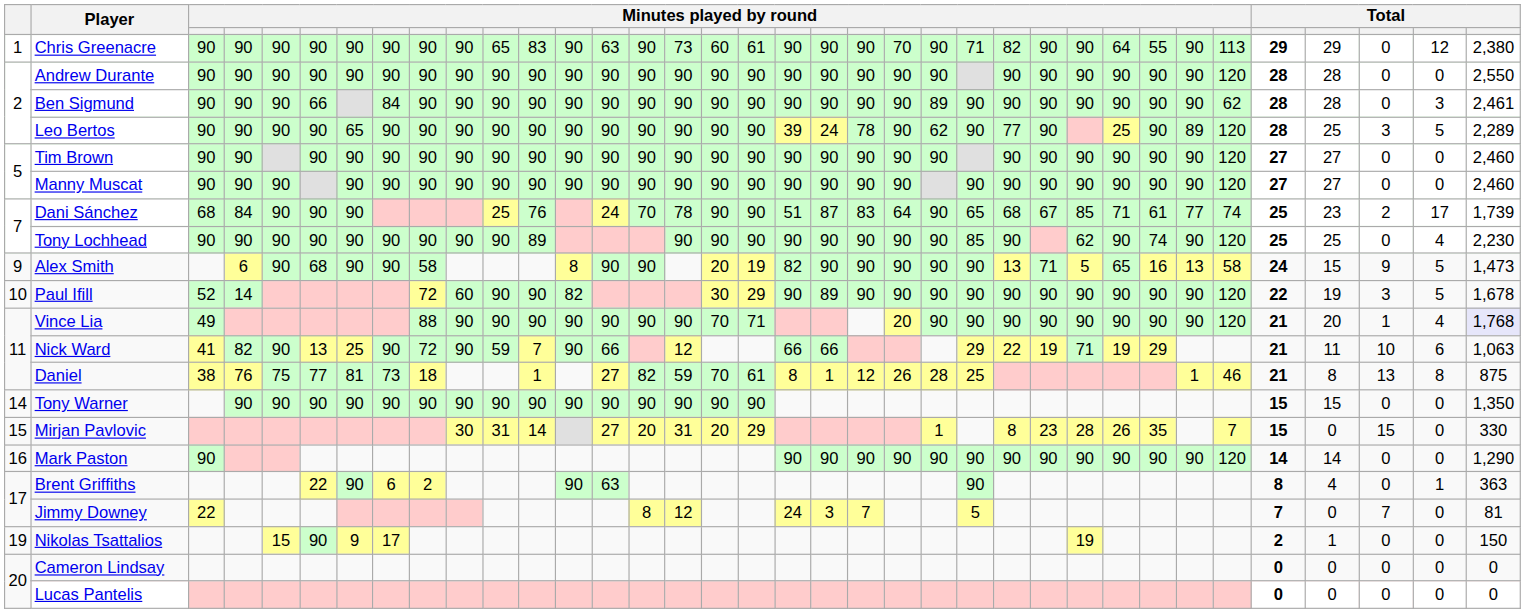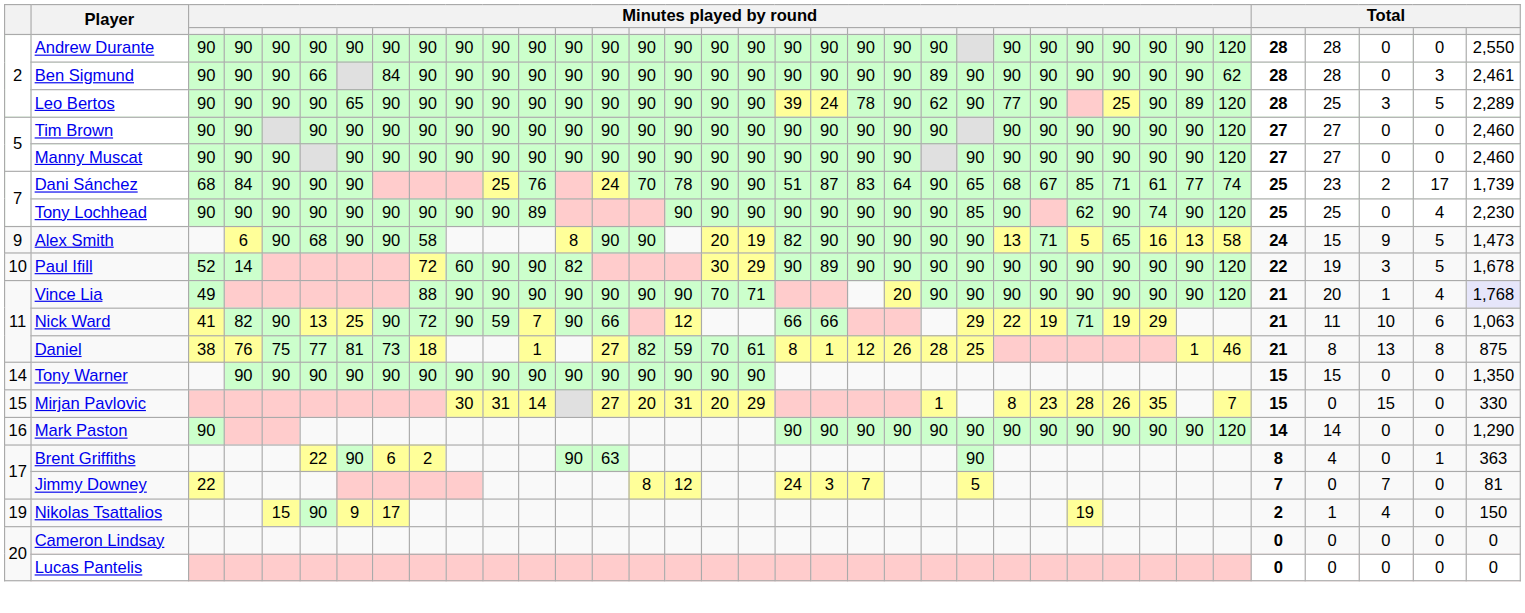- row: (95, 48)
(1386, 540) 0 -> (1386, 513) 4
